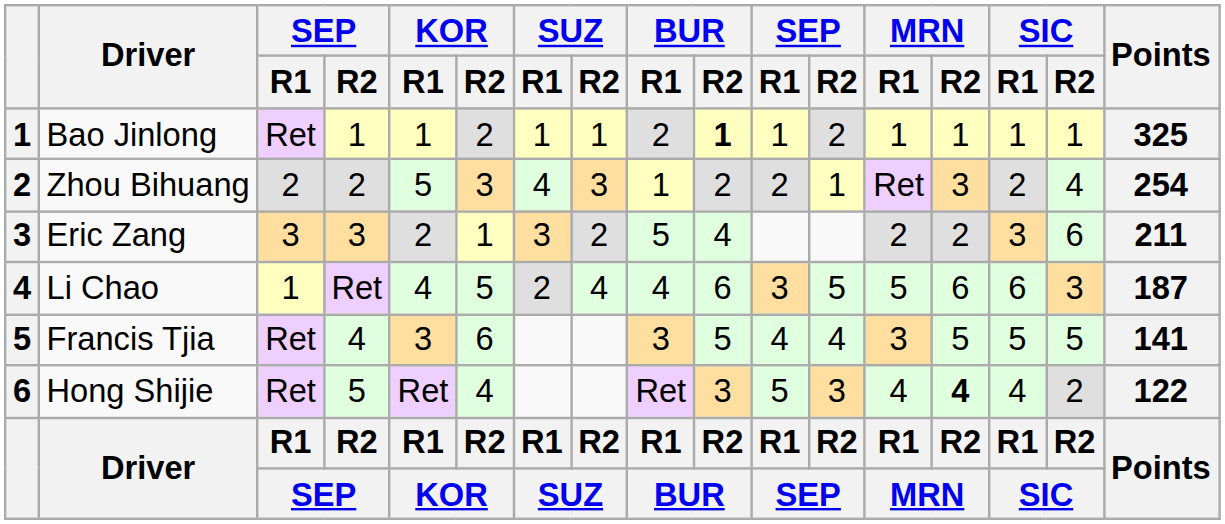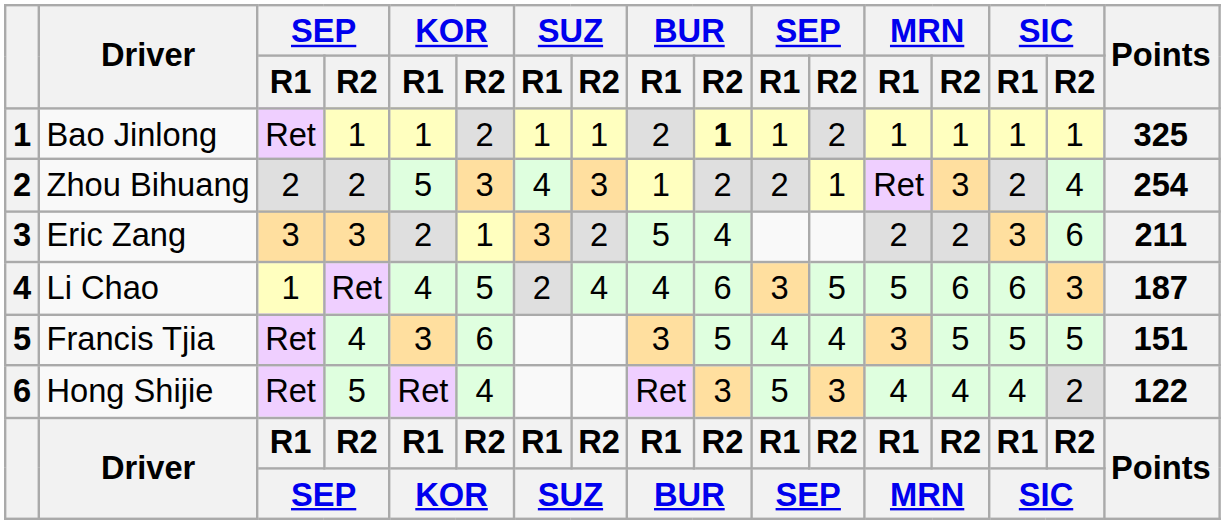(1161, 339) 141 -> (1161, 339) 151
(960, 391) bold -> (960, 391) normal
